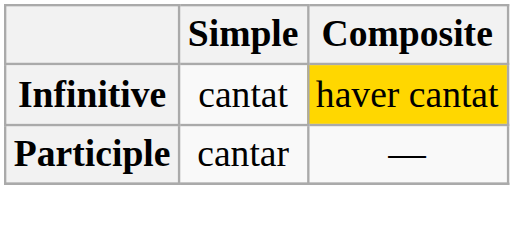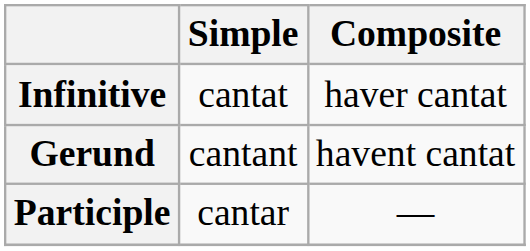(407, 93) gold background -> (416, 93) no background
+ row: (92, 153)
